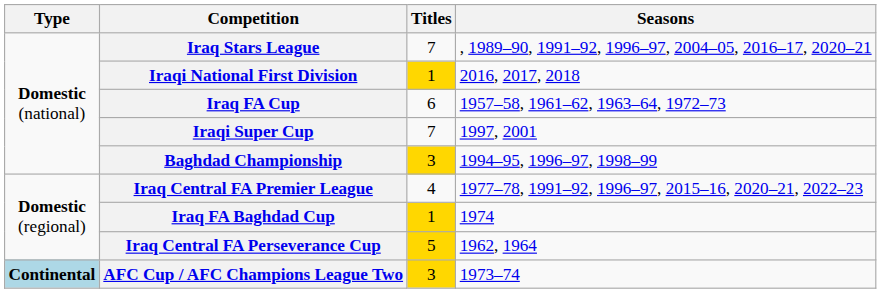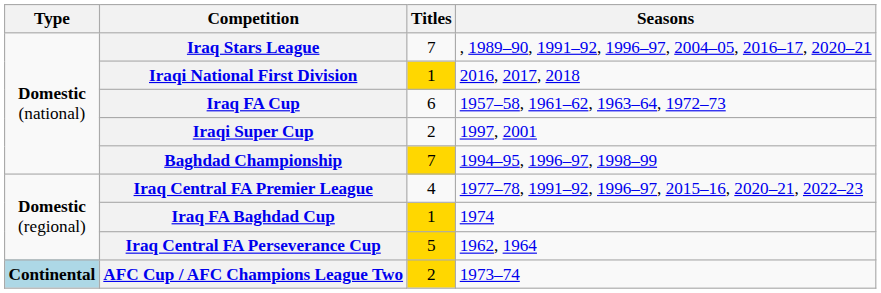(431, 132) 7 -> (431, 132) 2
(431, 160) 3 -> (431, 160) 7
(431, 273) 3 -> (431, 273) 2
